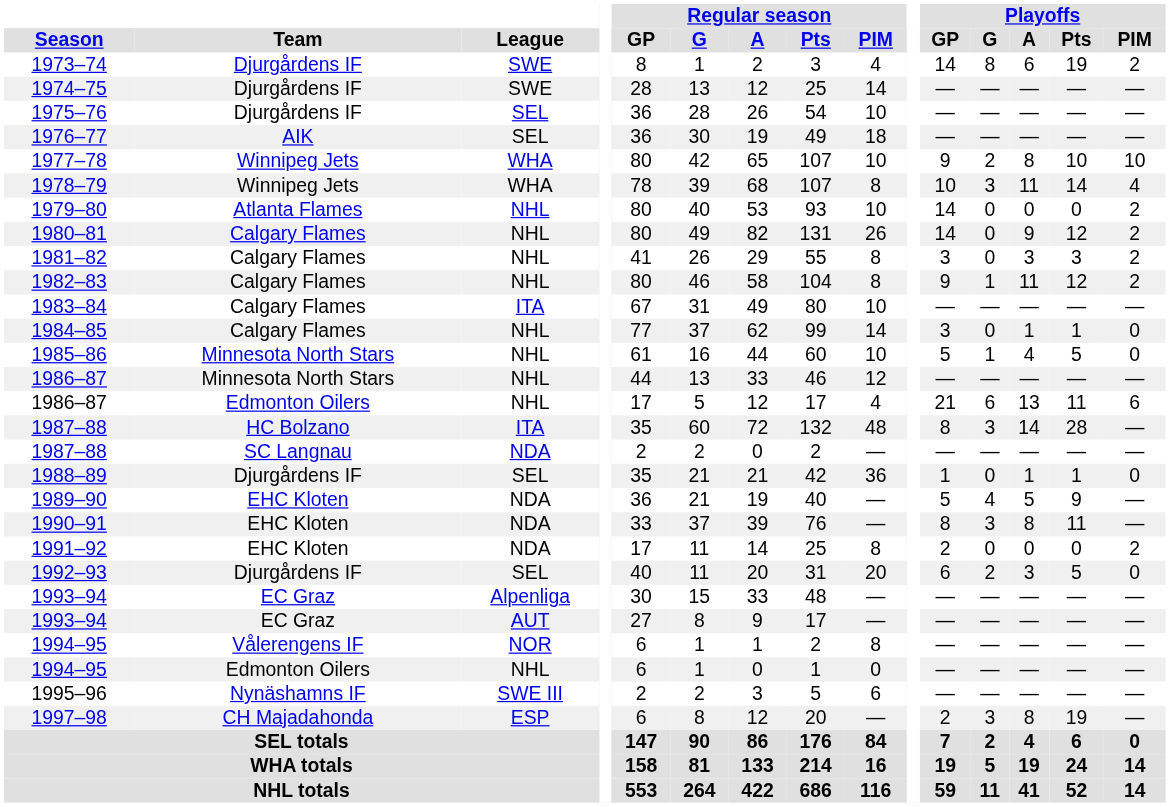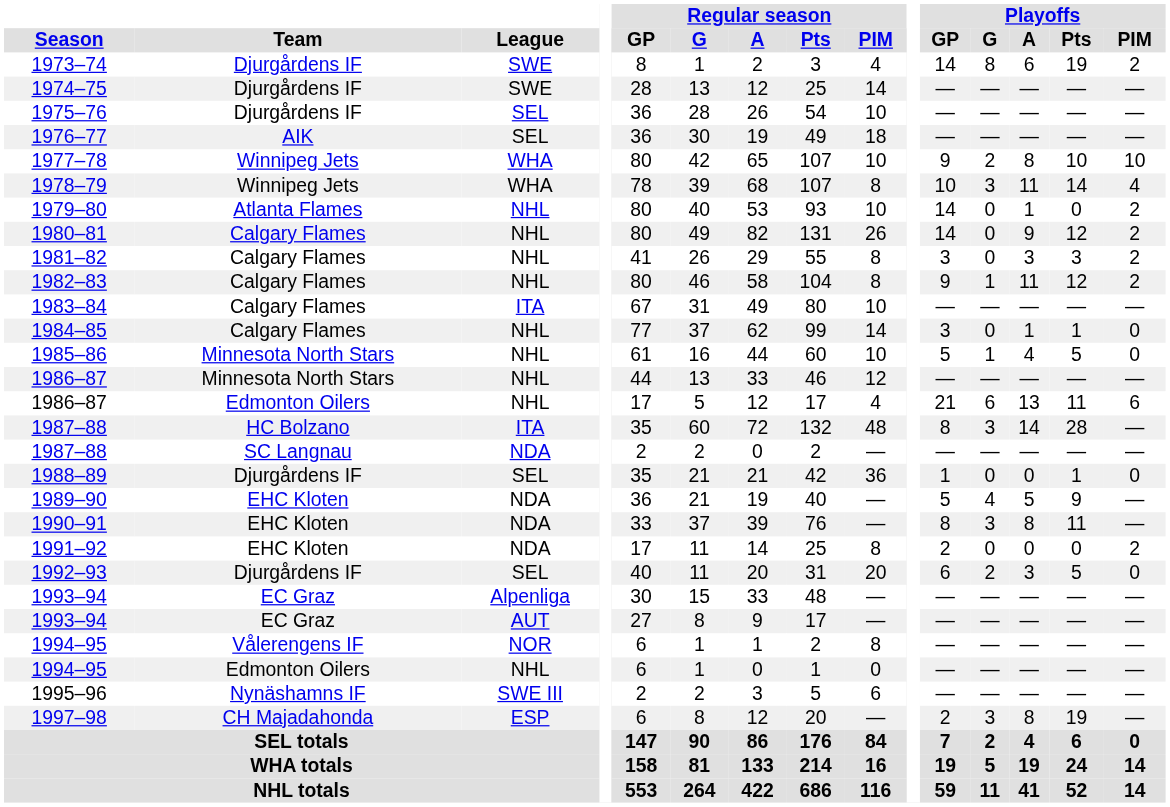(1029, 209) 0 -> (1029, 209) 1
(1029, 475) 1 -> (1029, 475) 0
